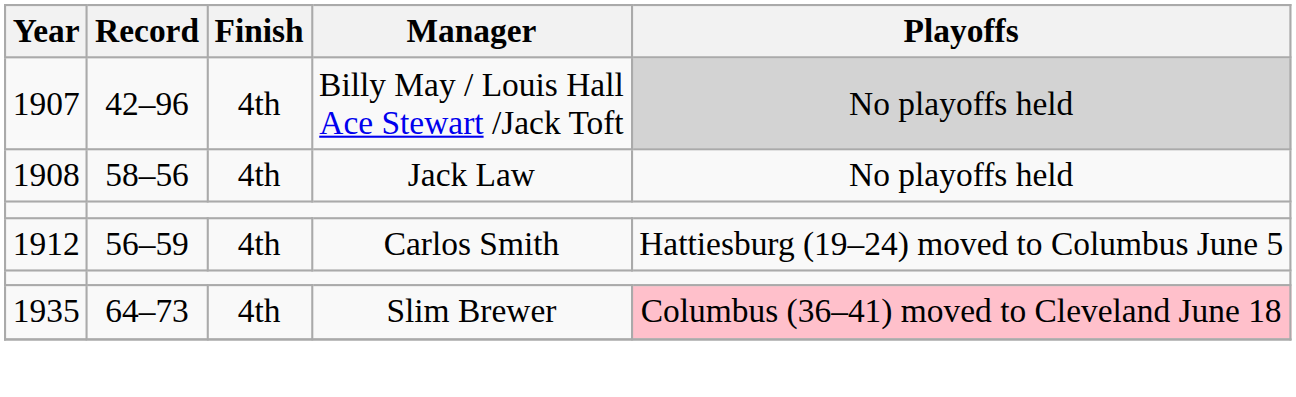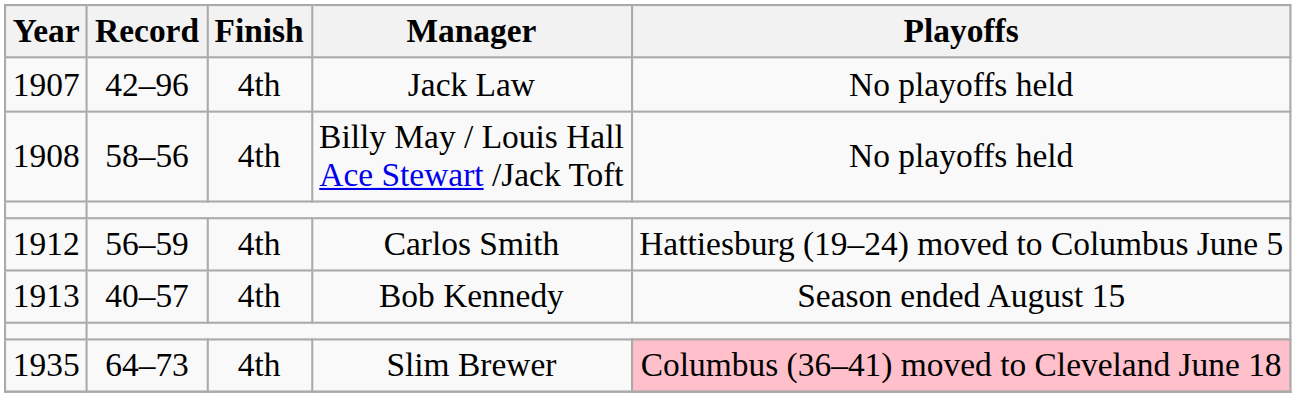(471, 102) Billy May / Louis Hall Ace Stewart /Jack Toft -> (471, 84) Jack Law
(961, 102) lightgrey background -> (961, 84) no background
(471, 174) Jack Law -> (471, 155) Billy May / Louis Hall Ace Stewart /Jack Toft
+ row: (46, 296)
